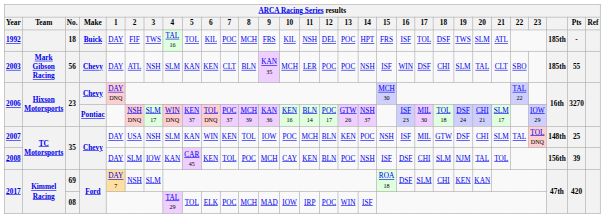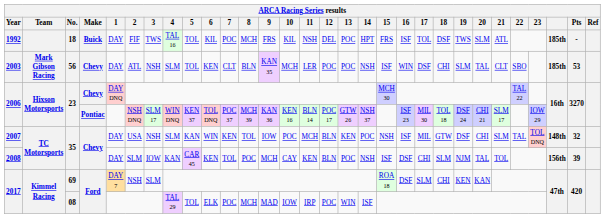(192, 67) KAN -> (192, 67) TOL
(577, 67) 55 -> (577, 67) 53
(577, 137) 25 -> (577, 137) 32
